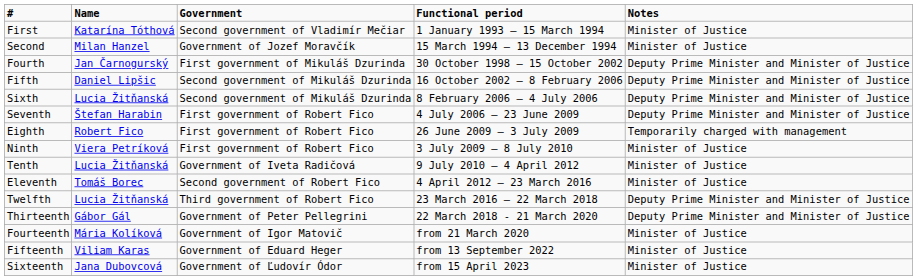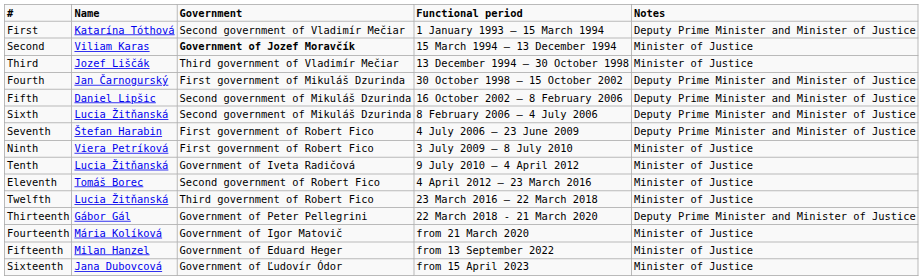(687, 30) Minister of Justice -> (775, 30) Deputy Prime Minister and Minister of Justice
(112, 47) Milan Hanzel -> (112, 47) Viliam Karas
(267, 47) normal -> (267, 47) bold
+ row: (23, 64)
- row: (26, 132)
(769, 199) Deputy Prime Minister and Minister of Justice -> (694, 199) Minister of Justice
(112, 250) Viliam Karas -> (112, 250) Milan Hanzel
